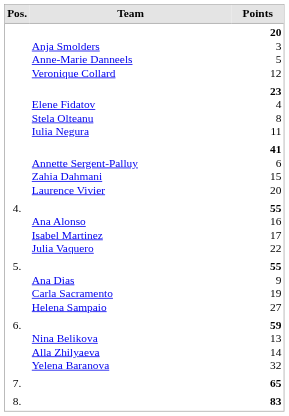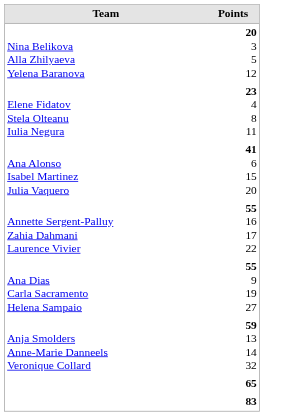- column: (17, 13)
(82, 59) Anja Smolders Anne-Marie Danneels Veronique Collard -> (46, 59) Nina Belikova Alla Zhilyaeva Yelena Baranova
(85, 176) Annette Sergent-Palluy Zahia Dahmani Laurence Vivier -> (43, 176) Ana Alonso Isabel Martinez Julia Vaquero
(67, 235) Ana Alonso Isabel Martinez Julia Vaquero -> (60, 235) Annette Sergent-Palluy Zahia Dahmani Laurence Vivier
(71, 352) Nina Belikova Alla Zhilyaeva Yelena Baranova -> (58, 352) Anja Smolders Anne-Marie Danneels Veronique Collard
